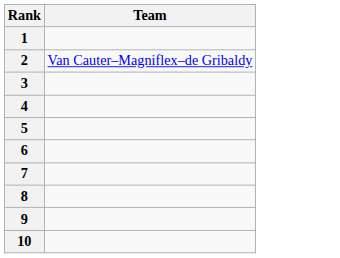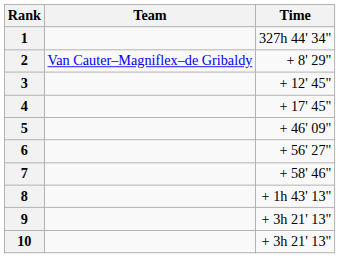+ column: (295, 15)
